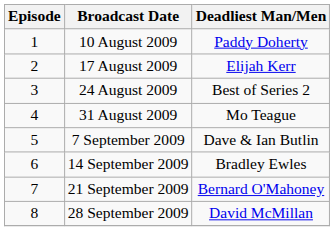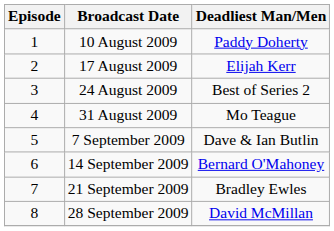(261, 164) Bradley Ewles -> (261, 164) Bernard O'Mahoney
(261, 189) Bernard O'Mahoney -> (261, 189) Bradley Ewles
